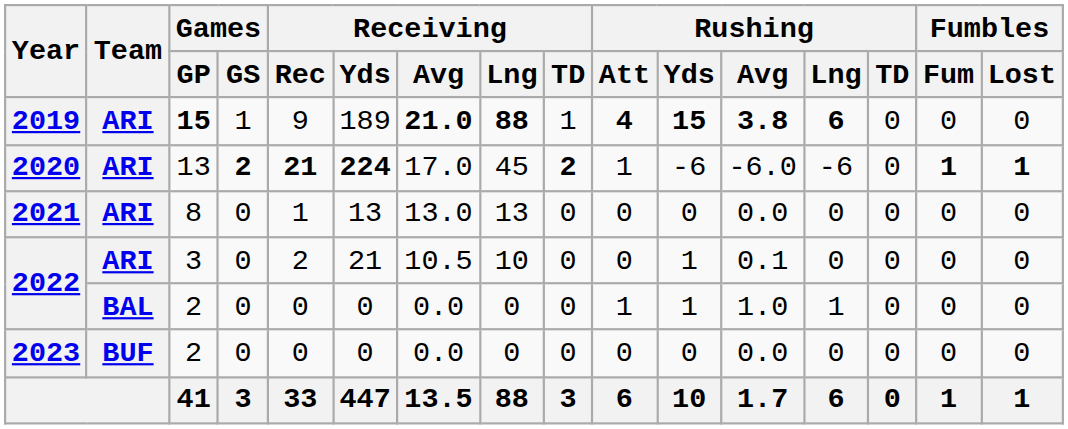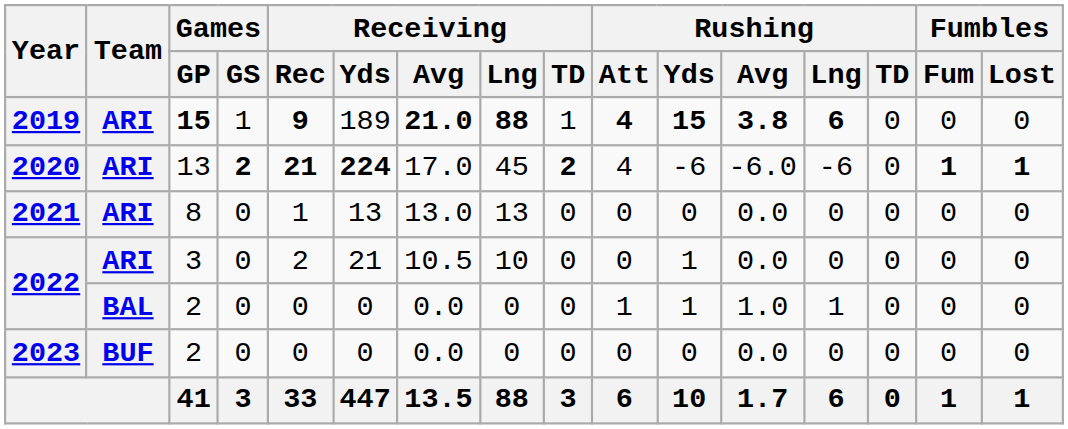(300, 121) normal -> (300, 121) bold
(624, 167) 1 -> (624, 167) 4
(763, 260) 0.1 -> (763, 260) 0.0
